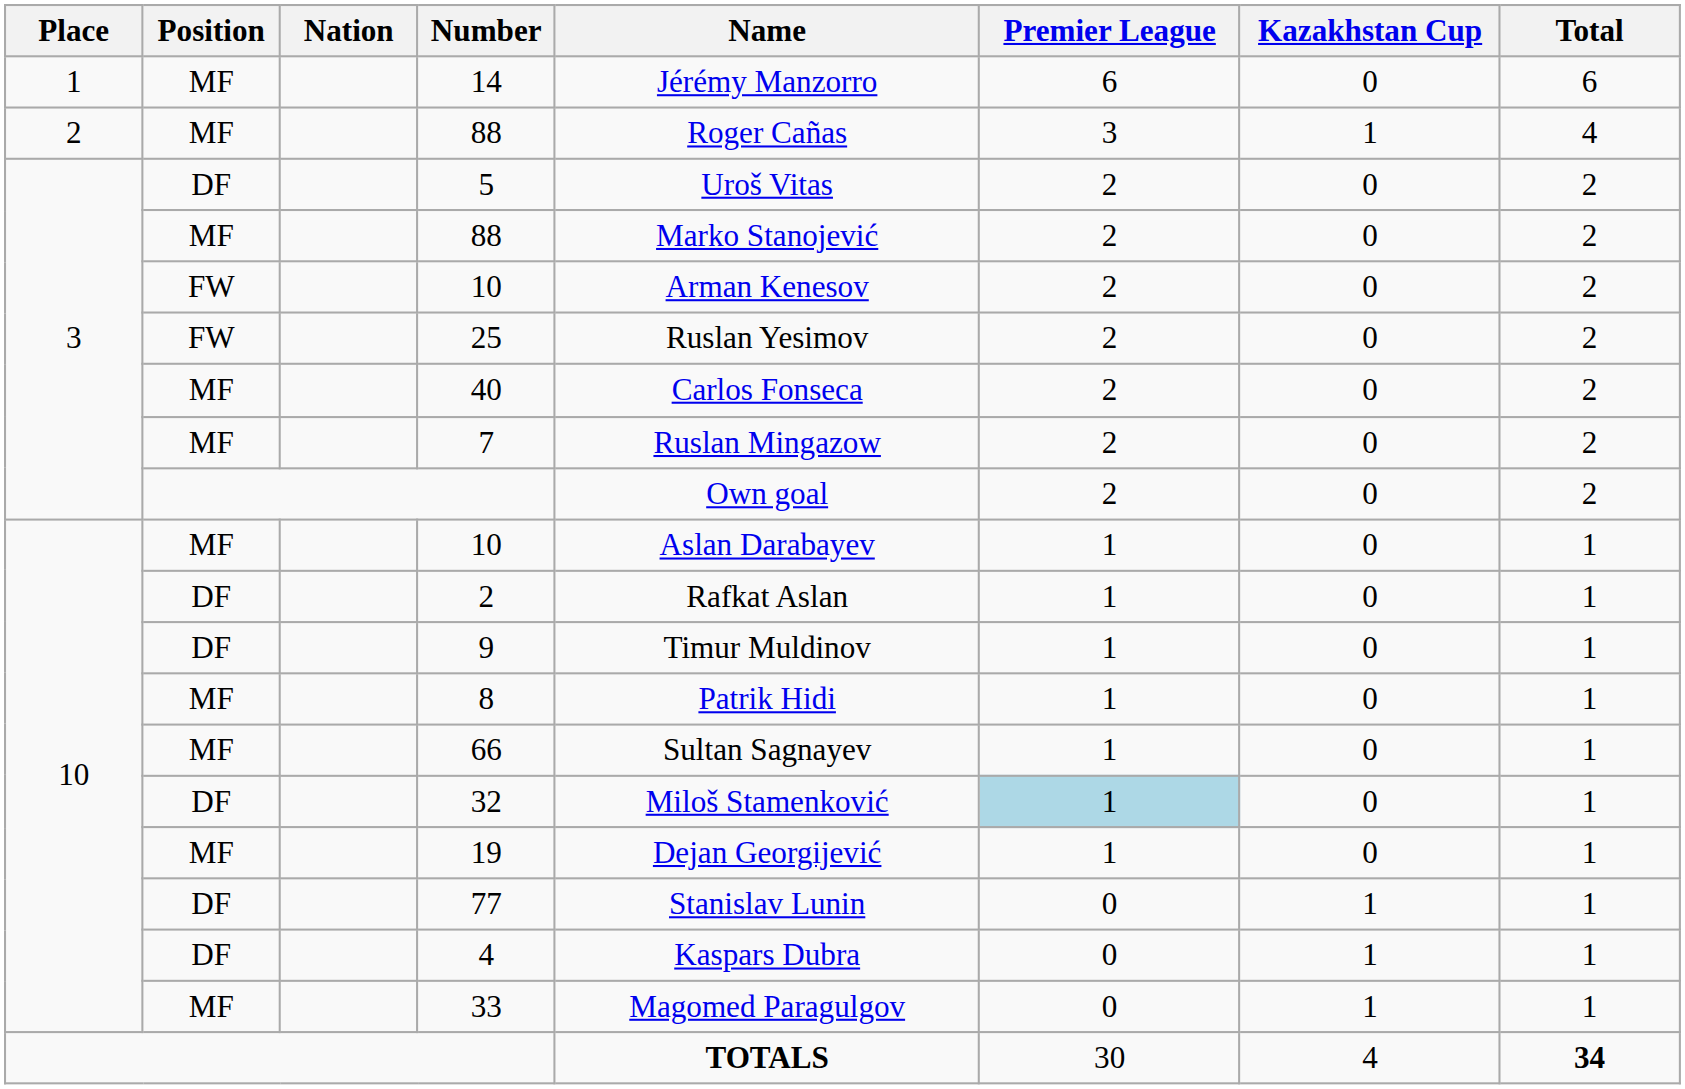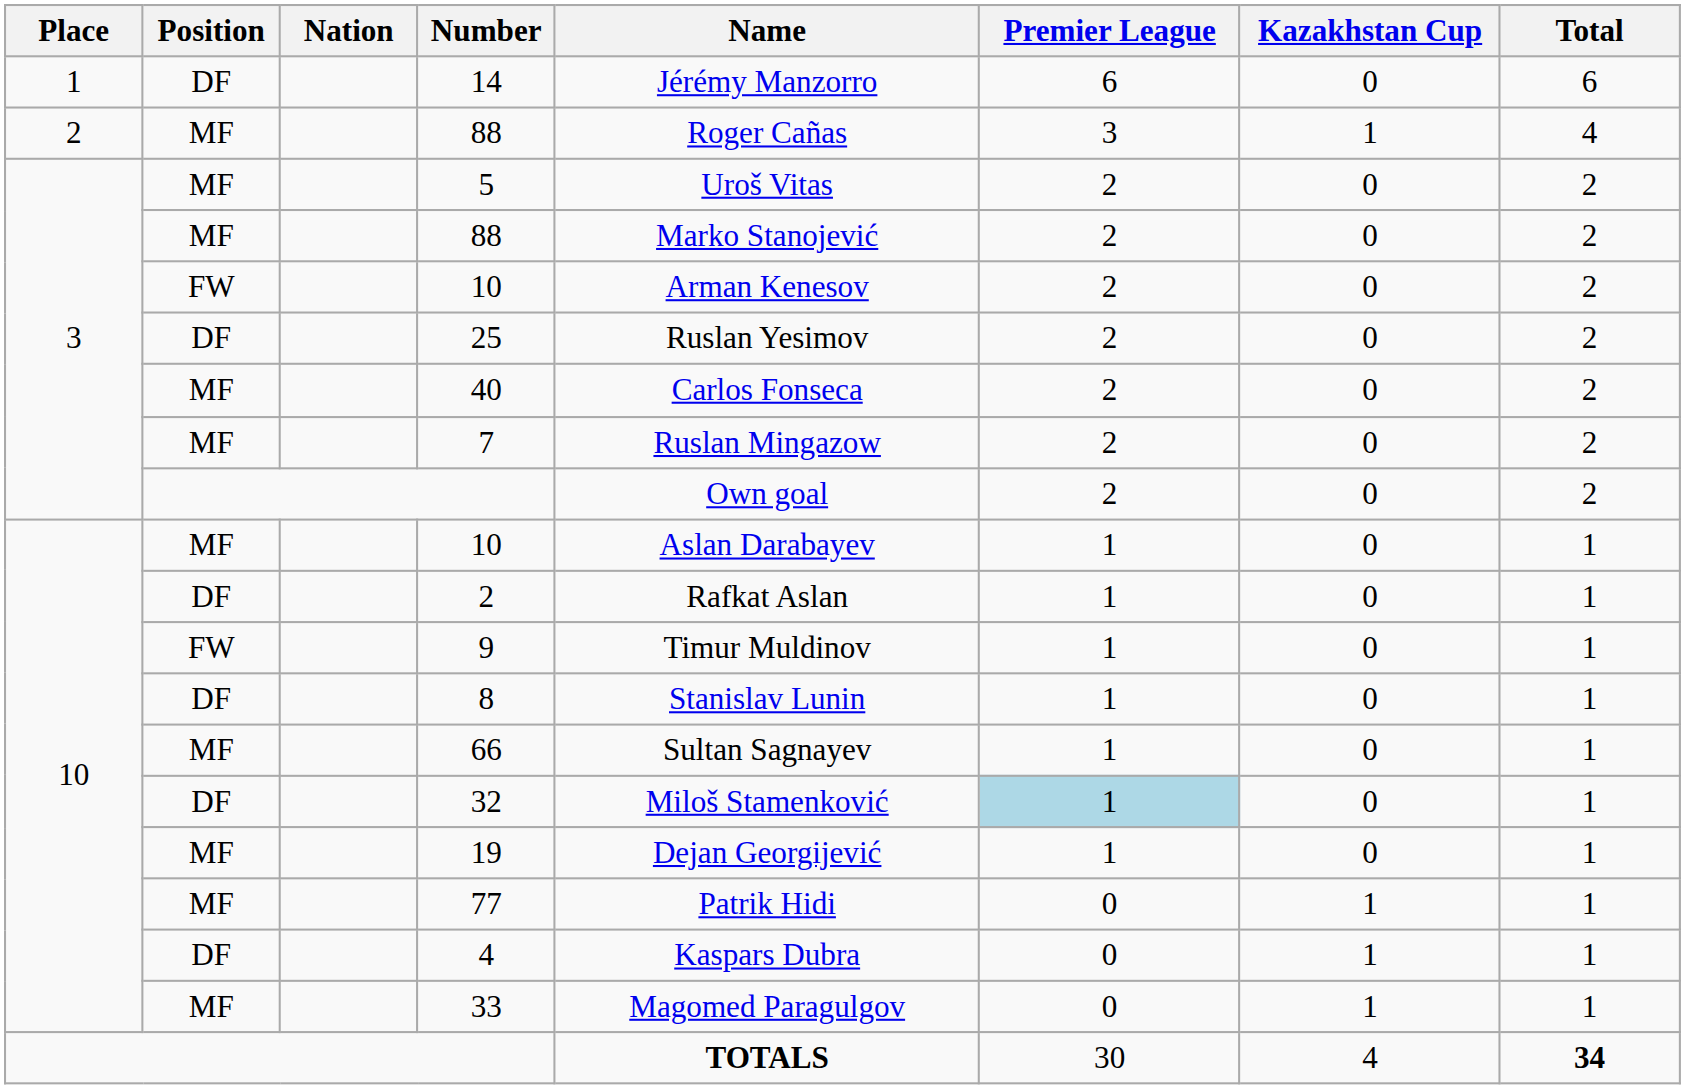(211, 81) MF -> (211, 81) DF
(211, 184) DF -> (211, 184) MF
(211, 338) FW -> (211, 338) DF
(211, 646) DF -> (211, 646) FW
(211, 698) MF -> (211, 698) DF
(767, 698) Patrik Hidi -> (767, 698) Stanislav Lunin
(211, 903) DF -> (211, 903) MF
(767, 903) Stanislav Lunin -> (767, 903) Patrik Hidi
